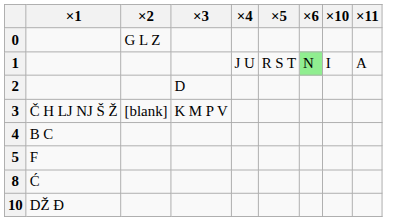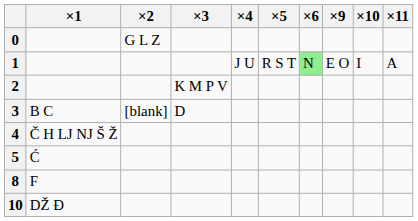+ column: (338, 16)
(180, 87) D -> (201, 87) K M P V
(74, 110) Č H LJ NJ Š Ž -> (41, 110) B C
(201, 110) K M P V -> (180, 110) D
(41, 134) B C -> (74, 134) Č H LJ NJ Š Ž
(34, 157) F -> (35, 157) Ć
(35, 181) Ć -> (34, 181) F
